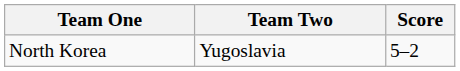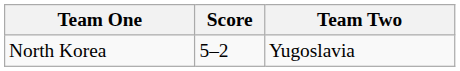columns swapped: (290, 19) <-> (420, 19)
